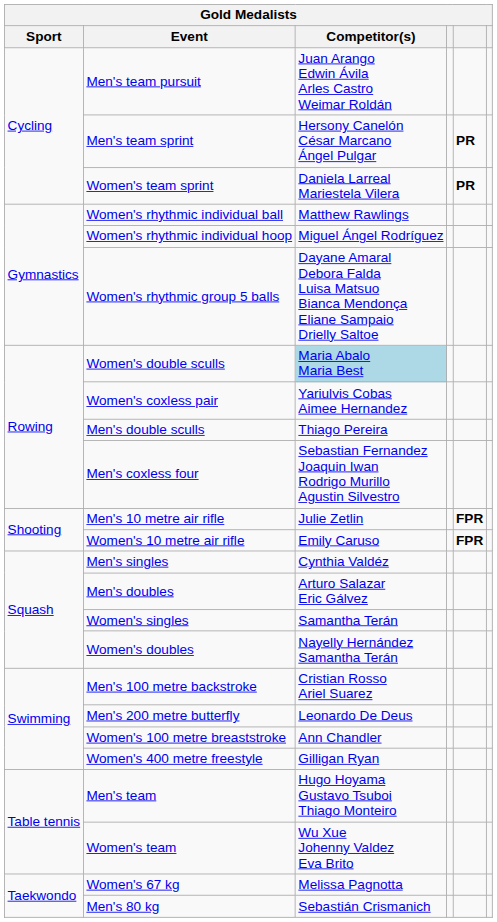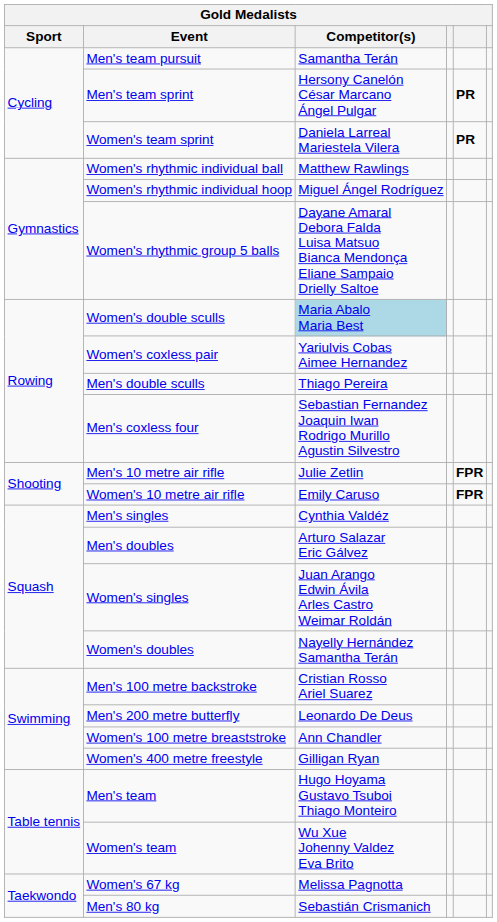(345, 81) Juan Arango Edwin Ávila Arles Castro Weimar Roldán -> (348, 58) Samantha Terán
(348, 620) Samantha Terán -> (345, 597) Juan Arango Edwin Ávila Arles Castro Weimar Roldán
